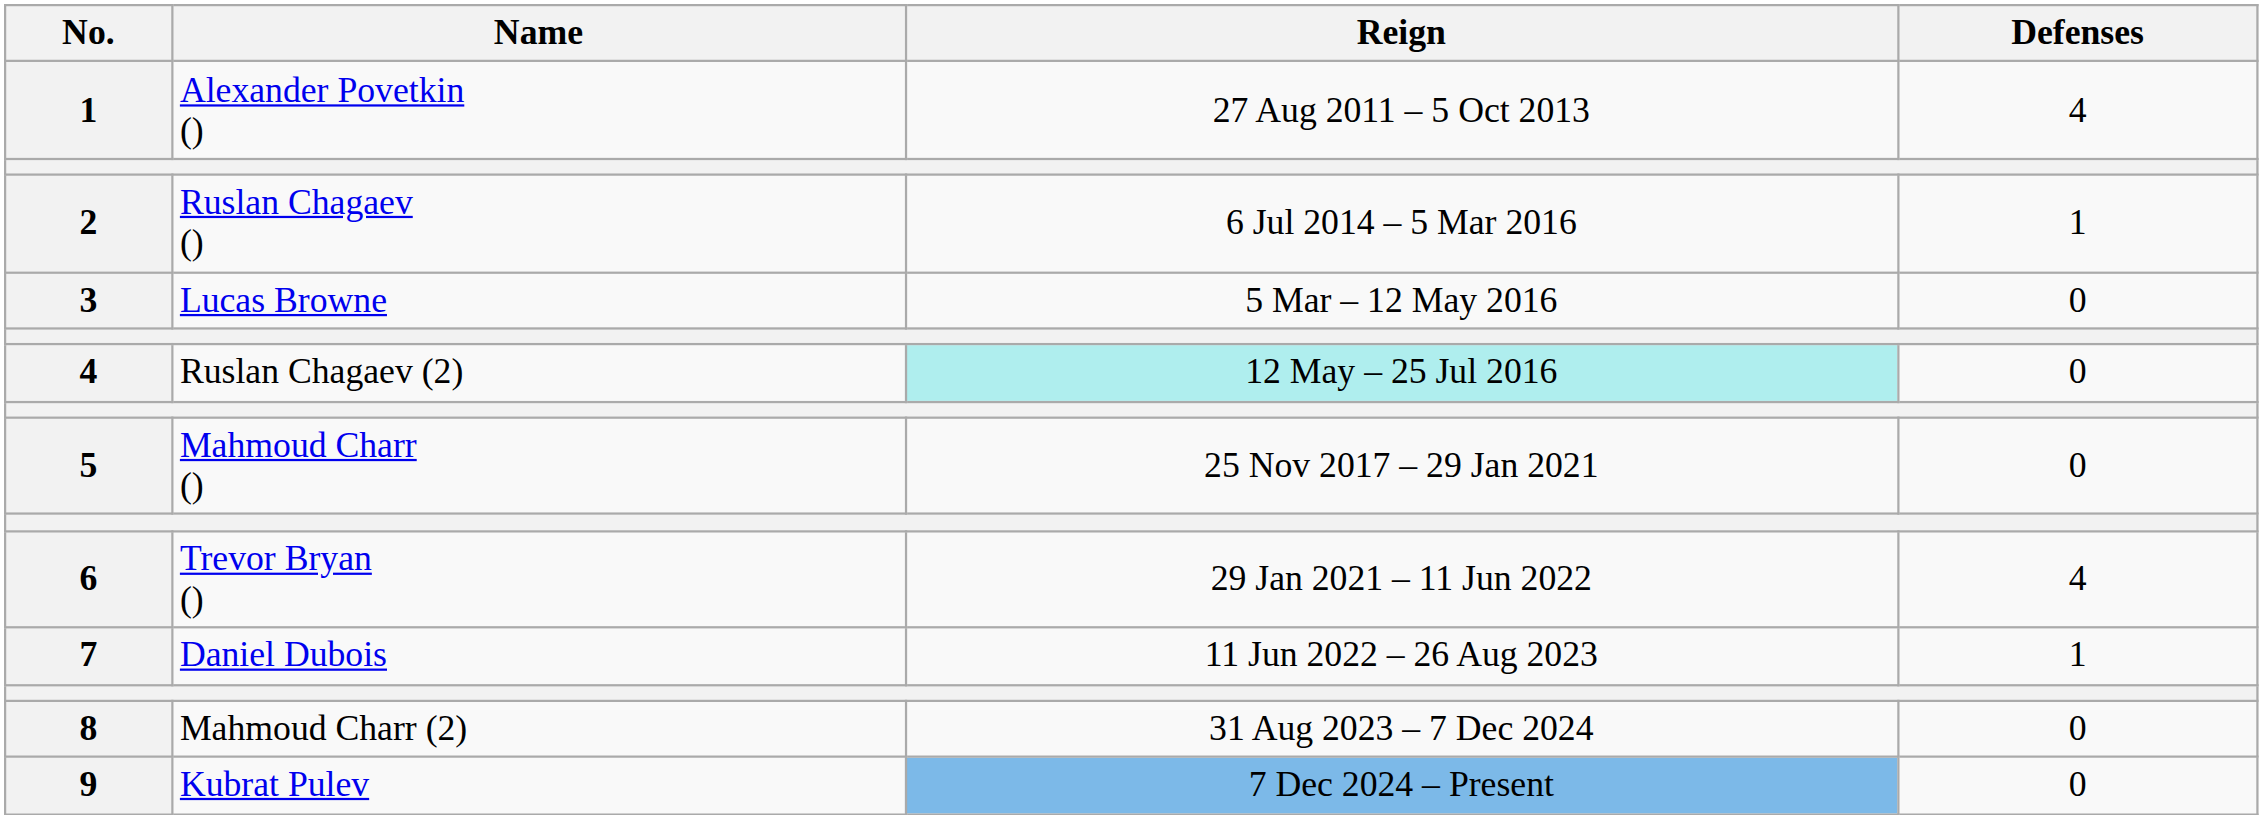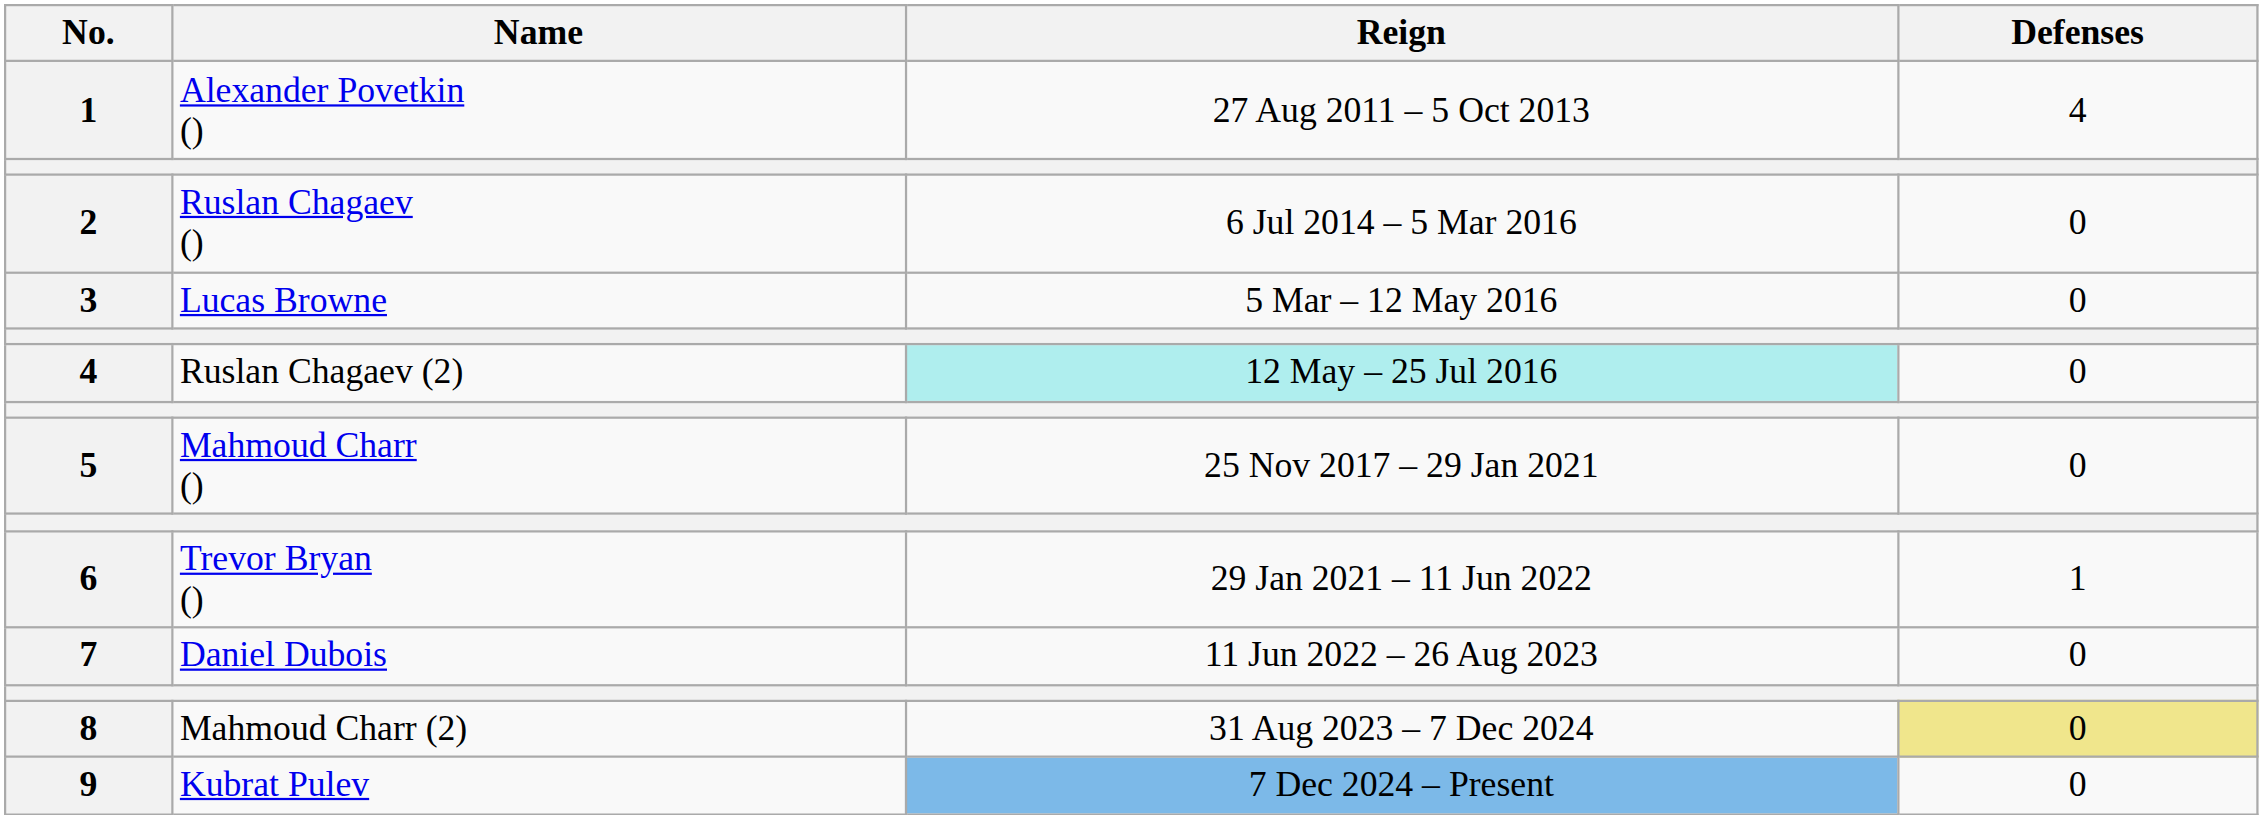(2078, 222) 1 -> (2078, 222) 0
(2078, 578) 4 -> (2078, 578) 1
(2078, 655) 1 -> (2078, 655) 0
(2078, 728) no background -> (2078, 728) khaki background
